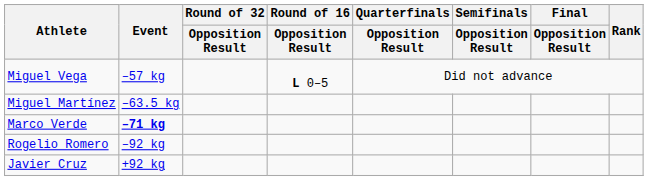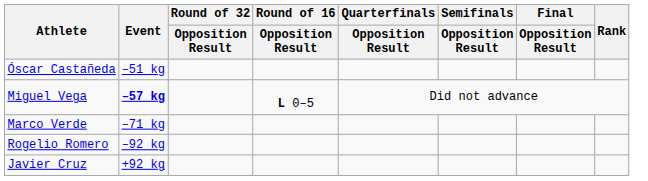+ row: (62, 69)
(143, 76) normal -> (143, 97) bold
- row: (62, 104)
(143, 124) bold -> (143, 124) normal
